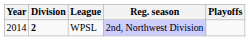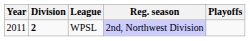(17, 28) 2014 -> (16, 28) 2011
